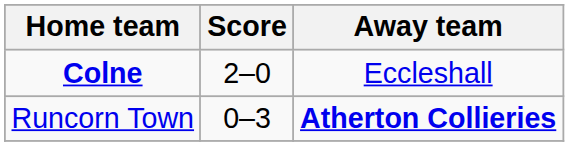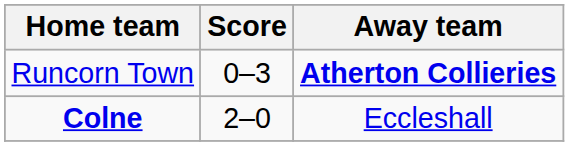rows swapped: (103, 72) <-> (103, 118)
